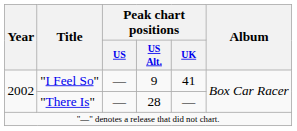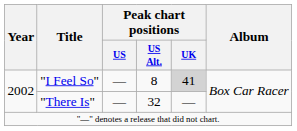(154, 80) 9 -> (154, 80) 8
(189, 80) no background -> (189, 80) lightgrey background
(154, 101) 28 -> (154, 101) 32
